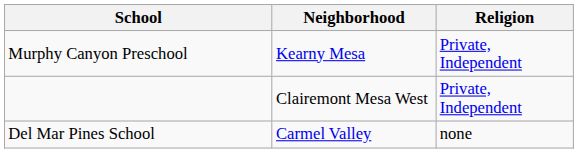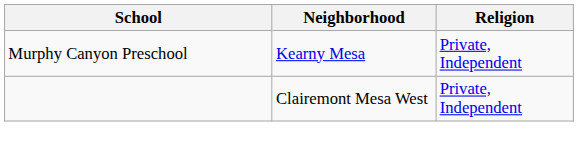- row: (82, 134)
